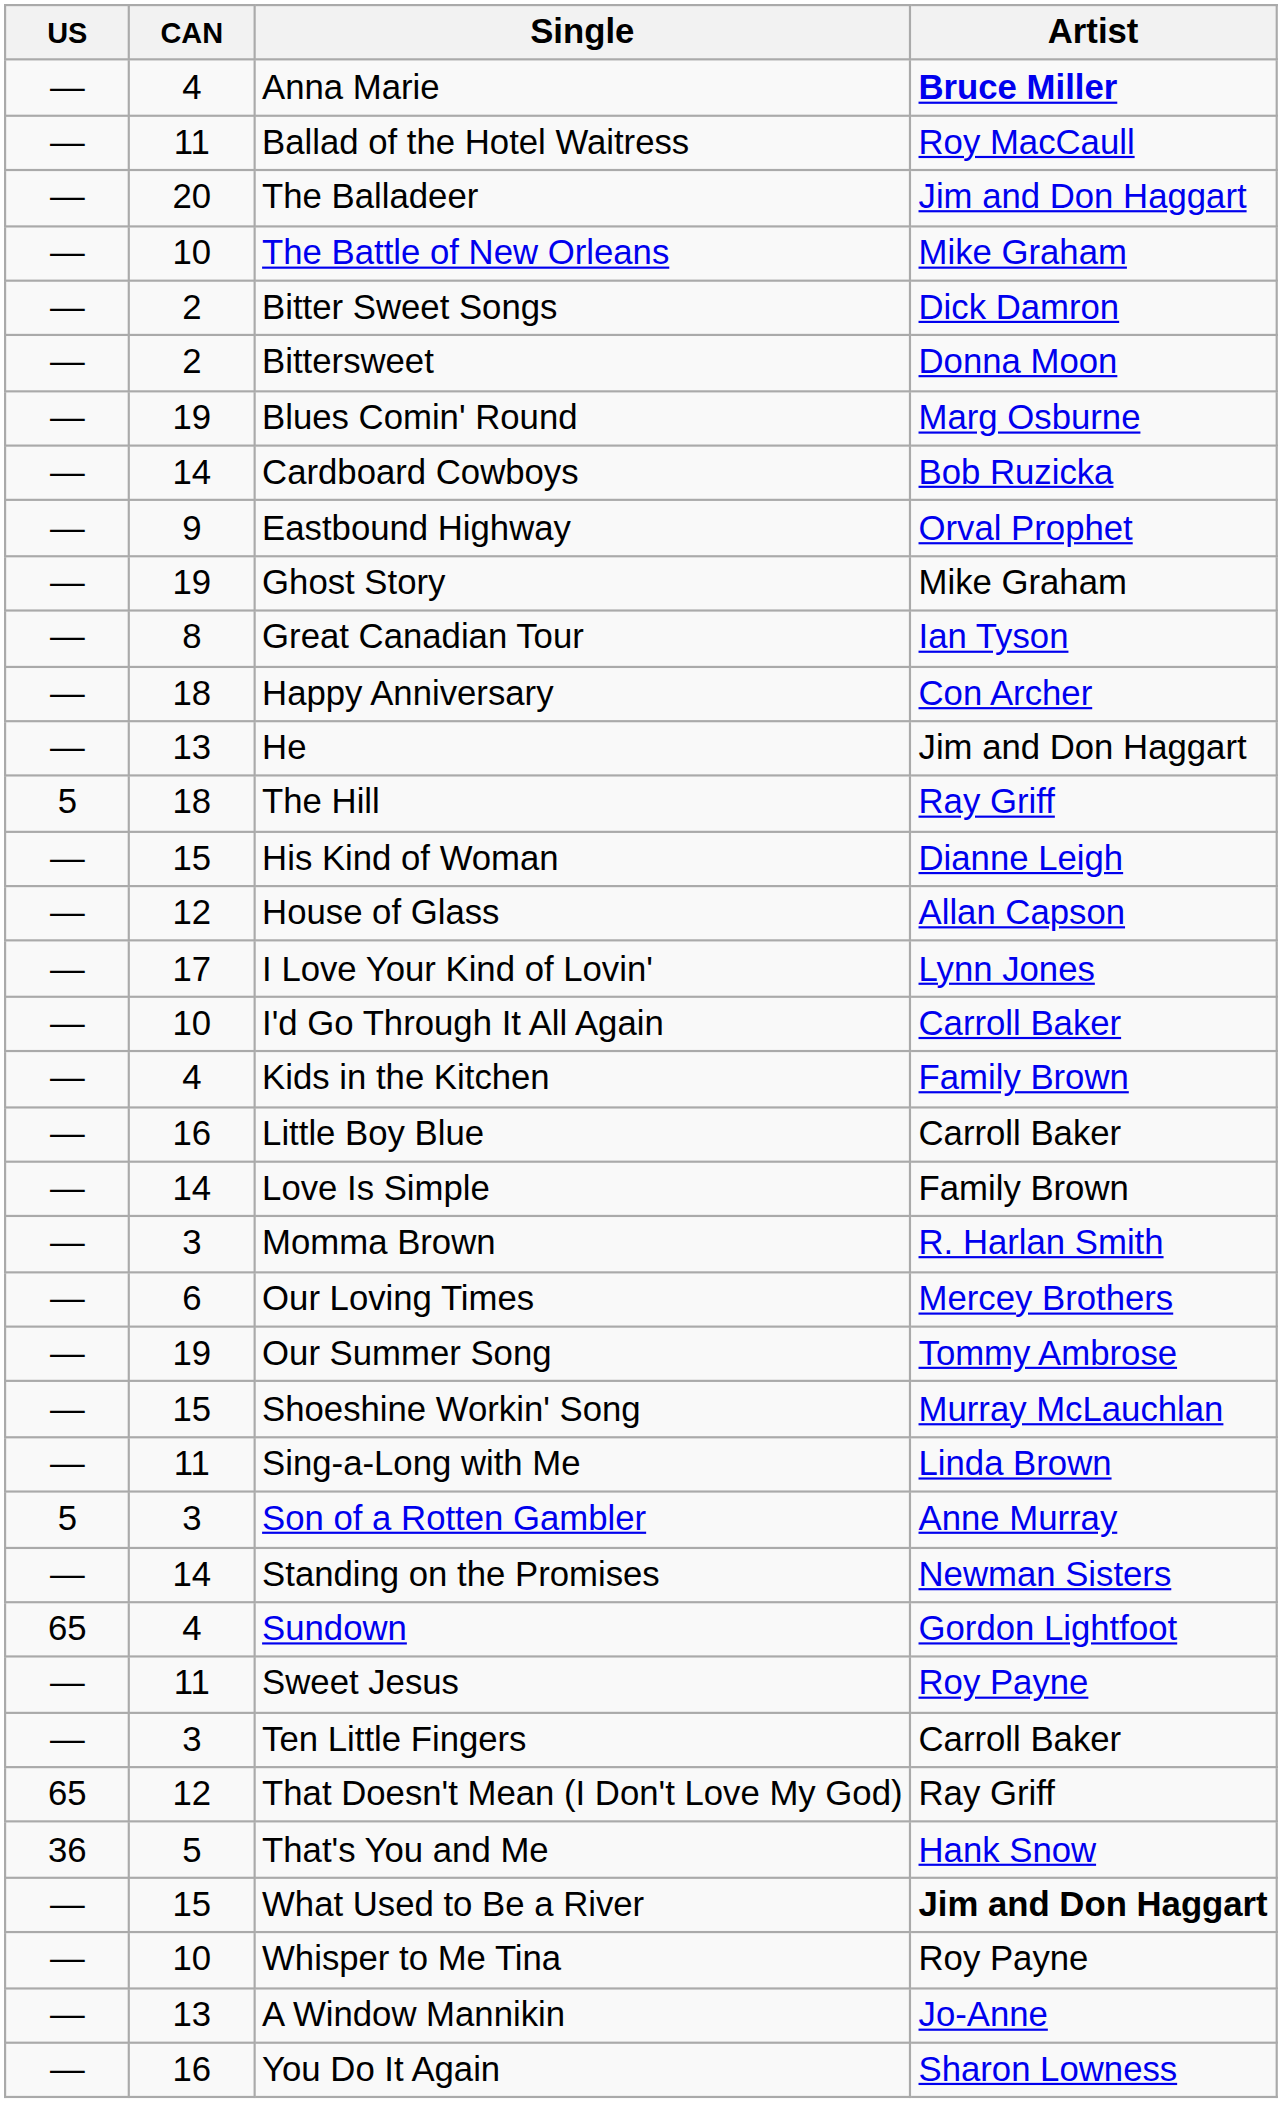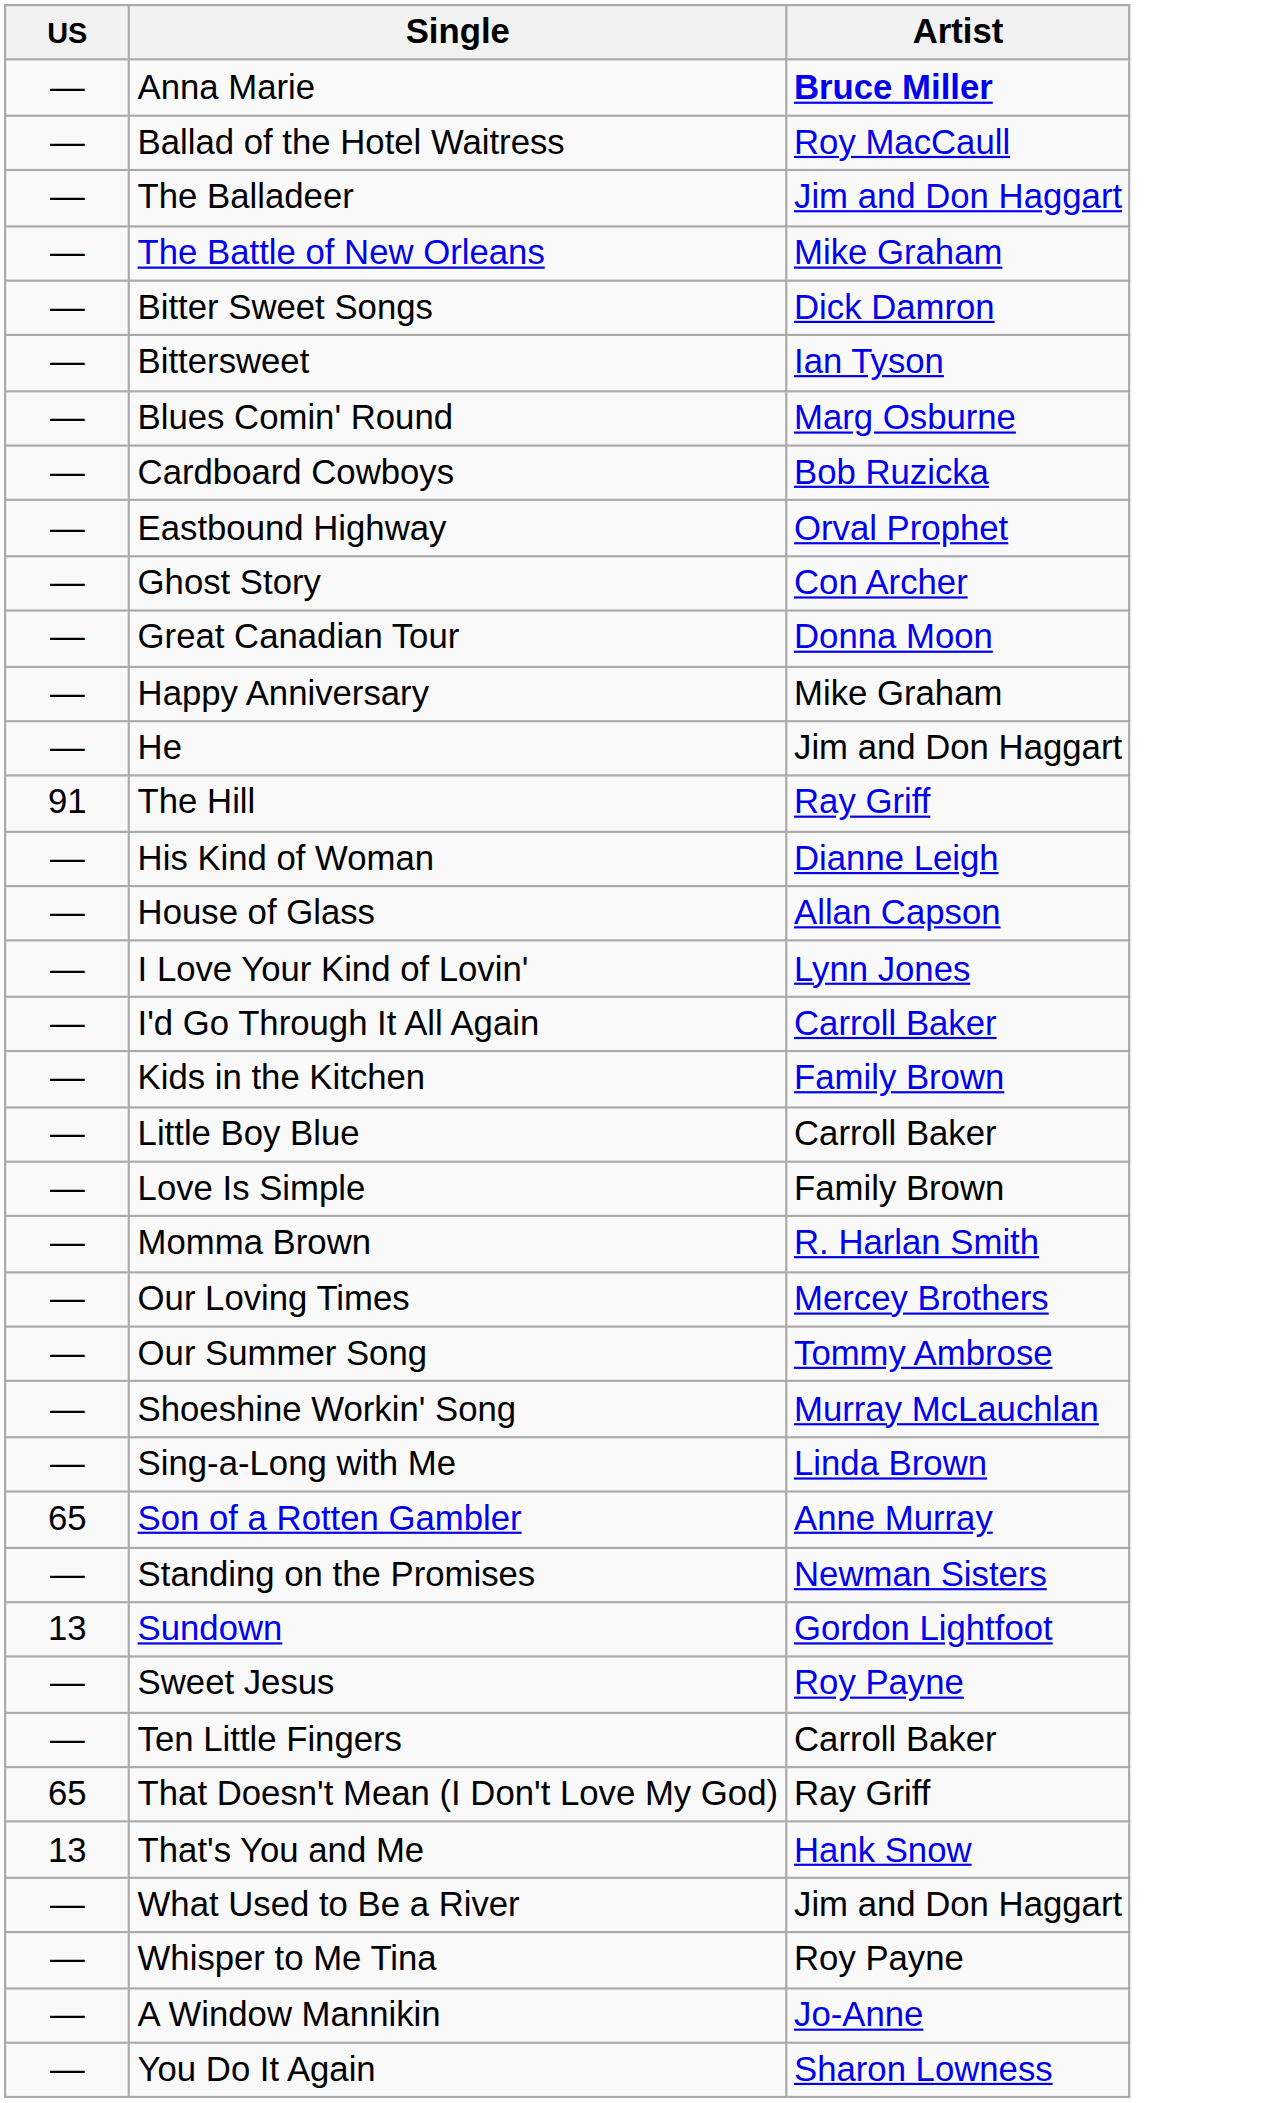- column: (192, 34)
(1018, 362) Donna Moon -> (869, 362) Ian Tyson
(1023, 582) Mike Graham -> (881, 582) Con Archer
(993, 637) Ian Tyson -> (893, 637) Donna Moon
(1005, 692) Con Archer -> (898, 692) Mike Graham
(67, 802) 5 -> (67, 802) 91
(67, 1518) 5 -> (67, 1518) 65
(67, 1628) 65 -> (67, 1628) 13
(67, 1849) 36 -> (67, 1849) 13
(1093, 1904) bold -> (958, 1904) normal
